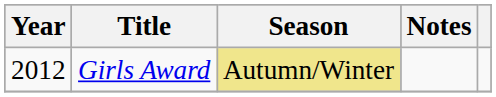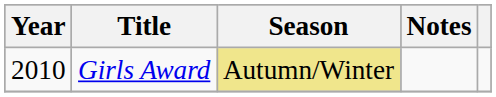(38, 69) 2012 -> (38, 69) 2010
